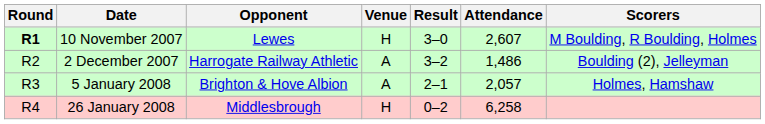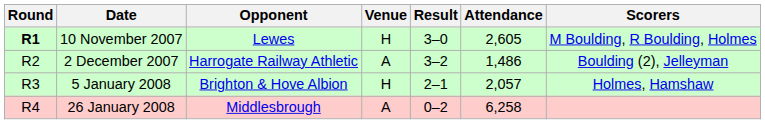(504, 38) 2,607 -> (504, 38) 2,605
(386, 84) A -> (386, 84) H
(386, 107) H -> (386, 107) A
